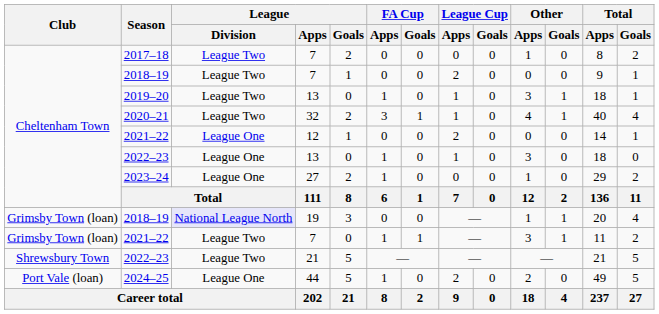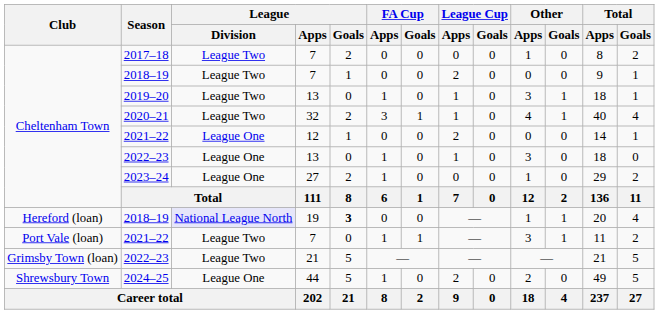(63, 217) Grimsby Town (loan) -> (63, 217) Hereford (loan)
(348, 217) normal -> (348, 217) bold
(63, 237) Grimsby Town (loan) -> (63, 237) Port Vale (loan)
(63, 258) Shrewsbury Town -> (63, 258) Grimsby Town (loan)
(63, 278) Port Vale (loan) -> (63, 278) Shrewsbury Town
